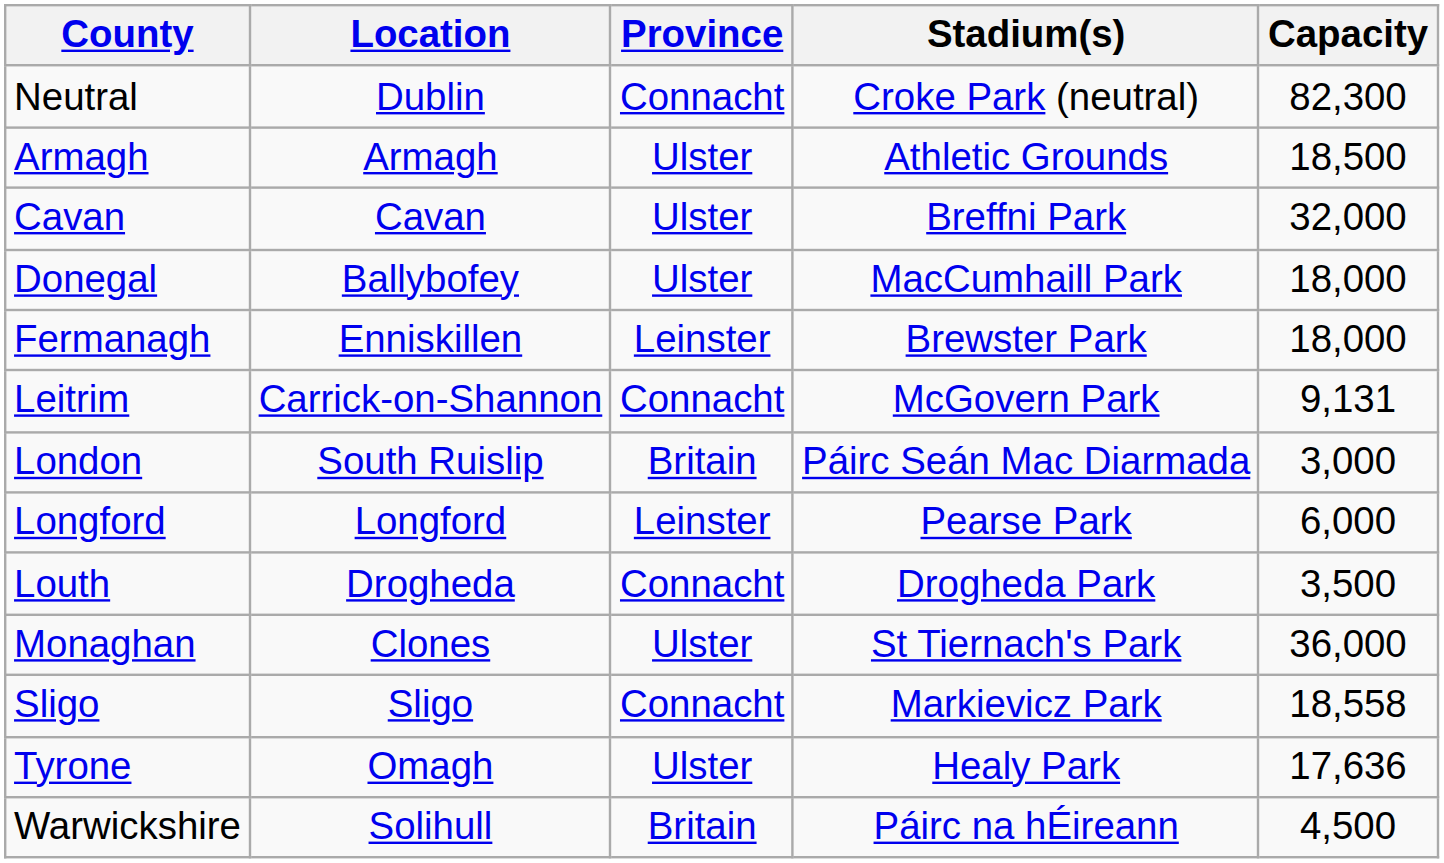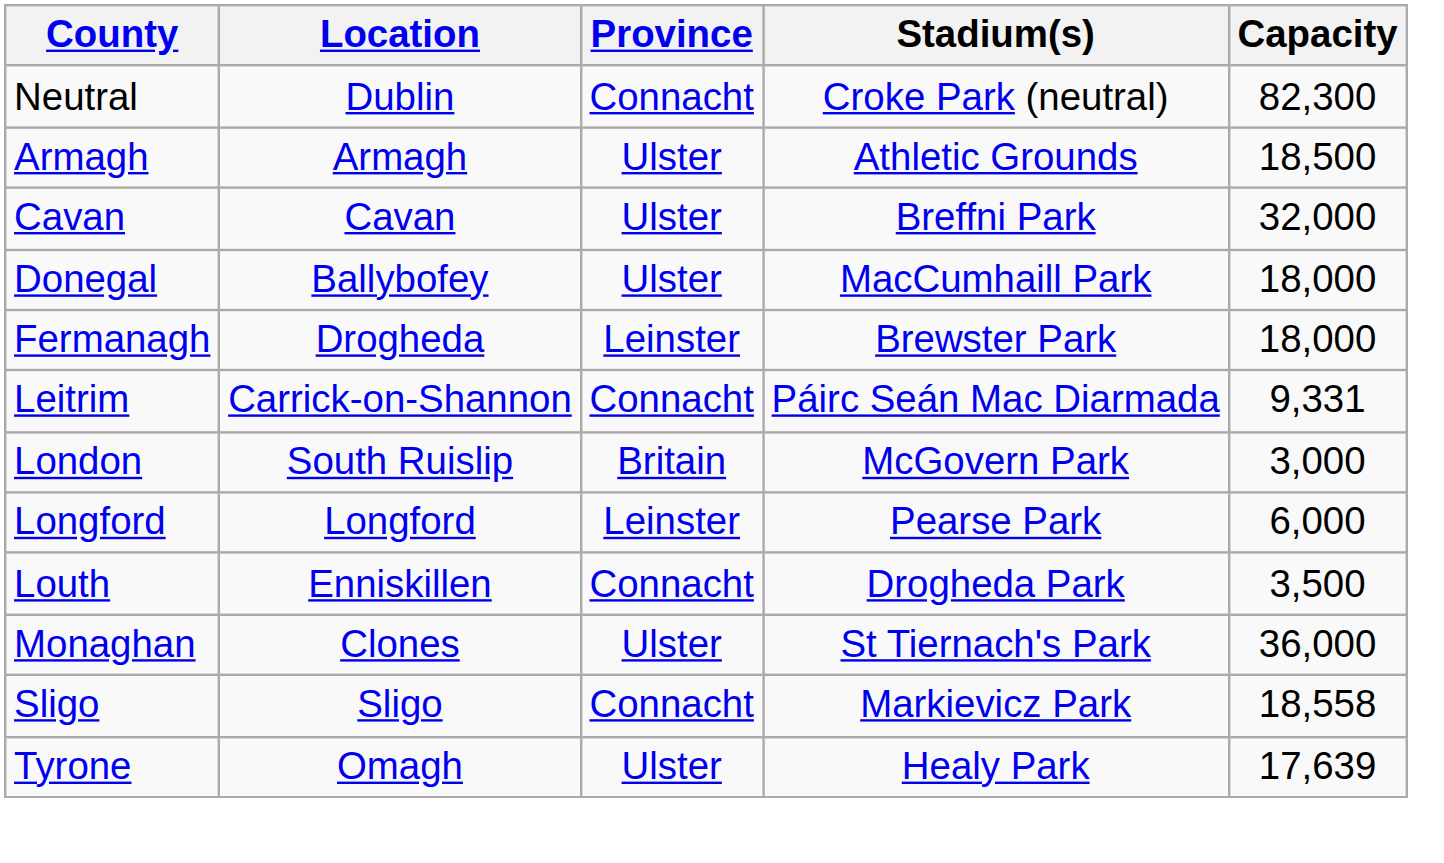(430, 339) Enniskillen -> (400, 339) Drogheda
(1026, 400) McGovern Park -> (996, 400) Páirc Seán Mac Diarmada
(1348, 400) 9,131 -> (1318, 400) 9,331
(1026, 461) Páirc Seán Mac Diarmada -> (996, 461) McGovern Park
(430, 583) Drogheda -> (400, 583) Enniskillen
(1348, 765) 17,636 -> (1318, 765) 17,639
- row: (127, 826)
